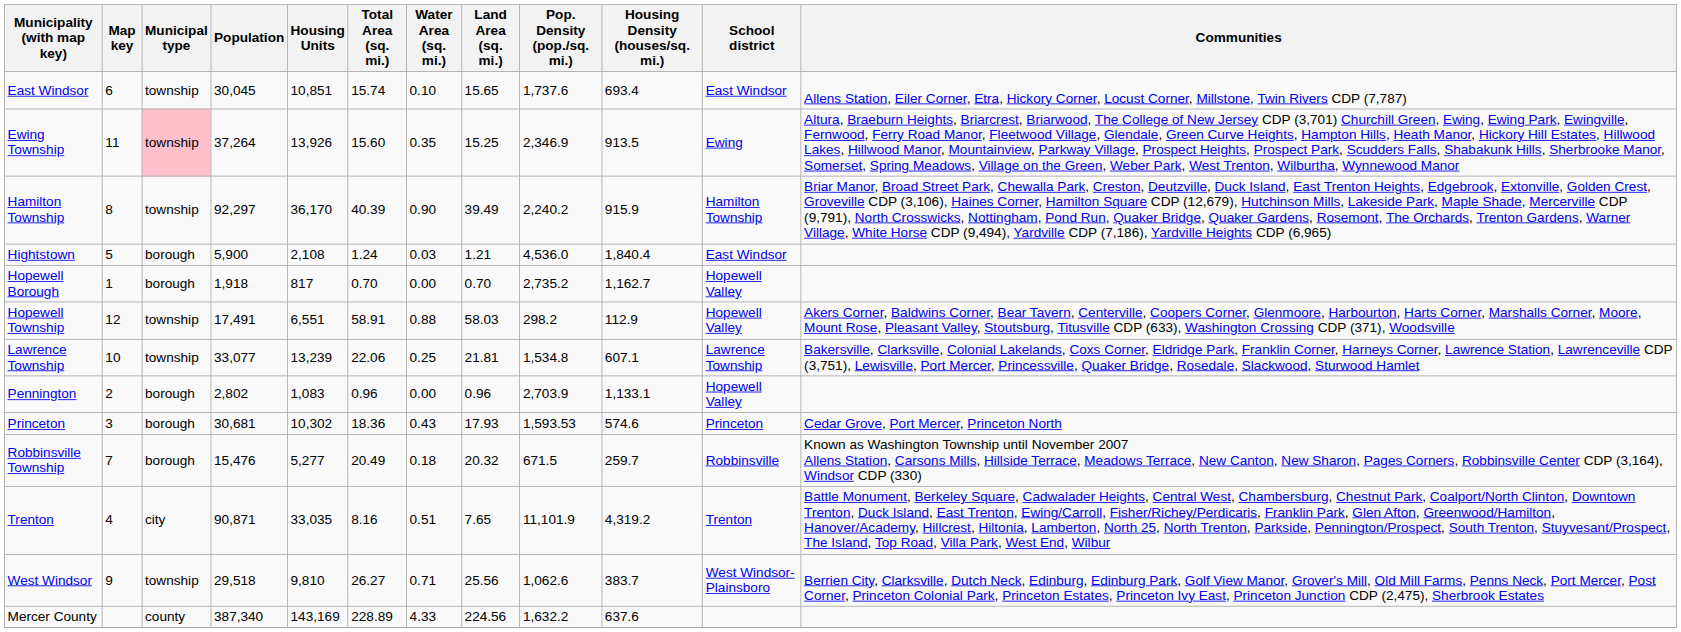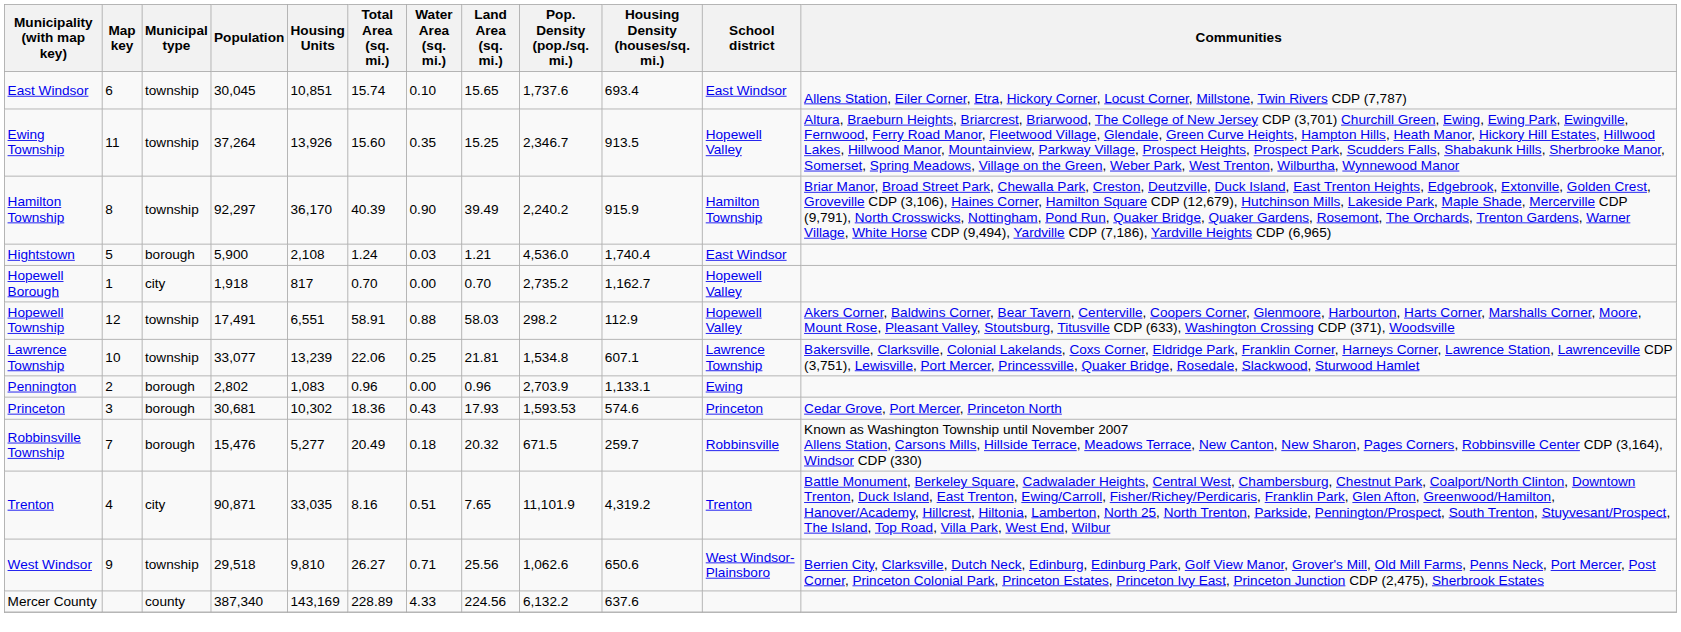(172, 142) pink background -> (172, 142) no background
(546, 142) 2,346.9 -> (546, 142) 2,346.7
(724, 142) Ewing -> (734, 142) Hopewell Valley
(628, 254) 1,840.4 -> (628, 254) 1,740.4
(170, 283) borough -> (155, 283) city
(734, 394) Hopewell Valley -> (724, 386) Ewing
(622, 580) 383.7 -> (622, 564) 650.6
(546, 616) 1,632.2 -> (546, 601) 6,132.2
